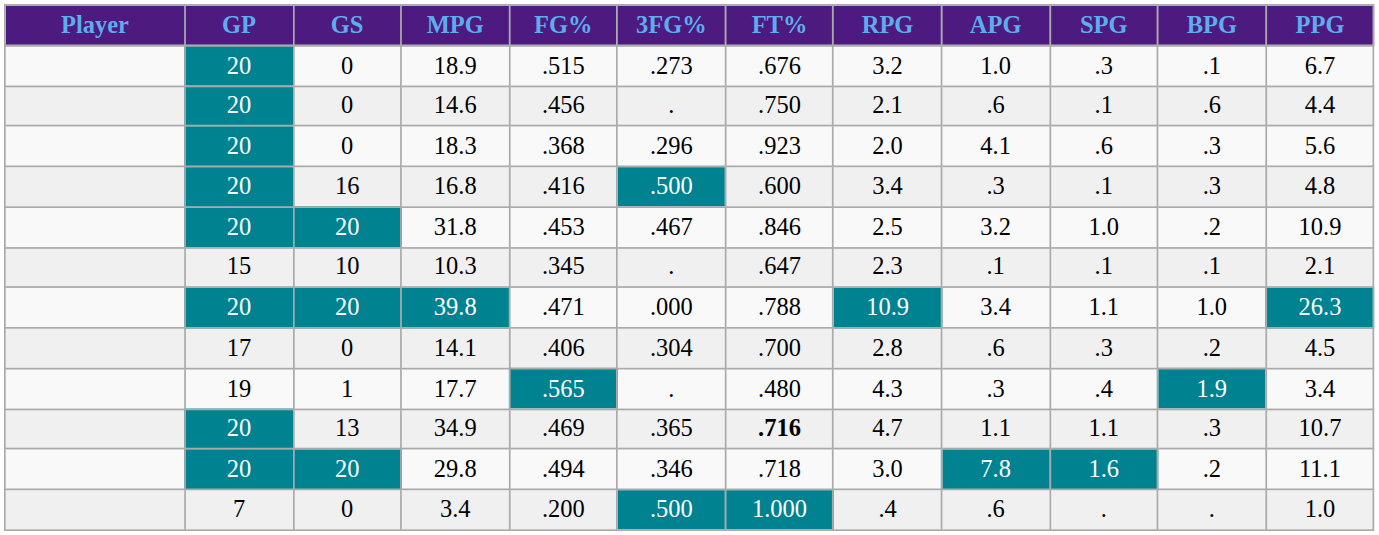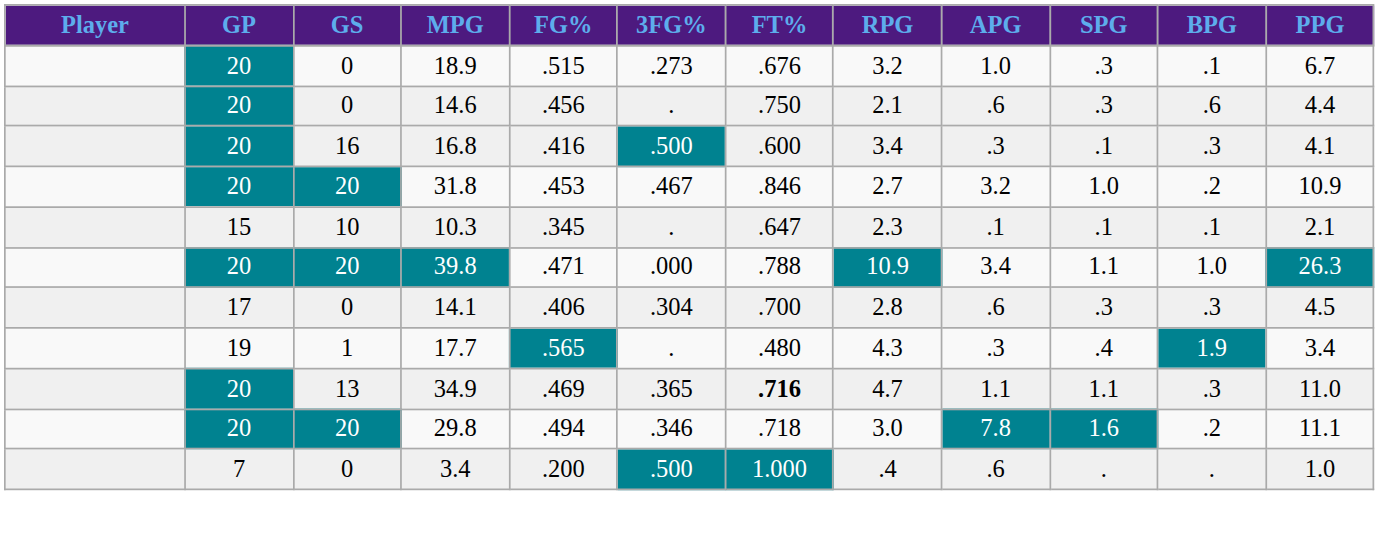(1104, 105) .1 -> (1104, 105) .3
- row: (455, 146)
(1320, 186) 4.8 -> (1320, 146) 4.1
(888, 226) 2.5 -> (888, 186) 2.7
(1212, 348) .2 -> (1212, 307) .3
(1320, 428) 10.7 -> (1320, 388) 11.0
